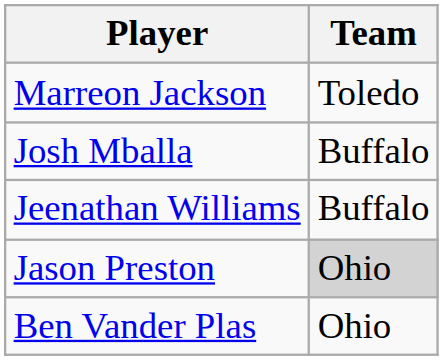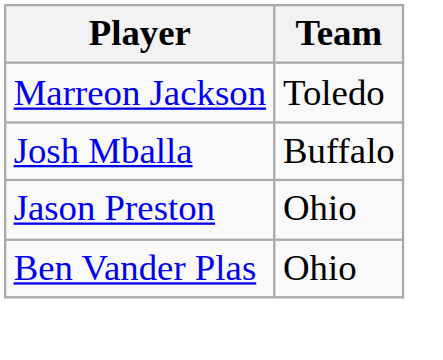- row: (157, 208)
(354, 267) lightgrey background -> (320, 208) no background
